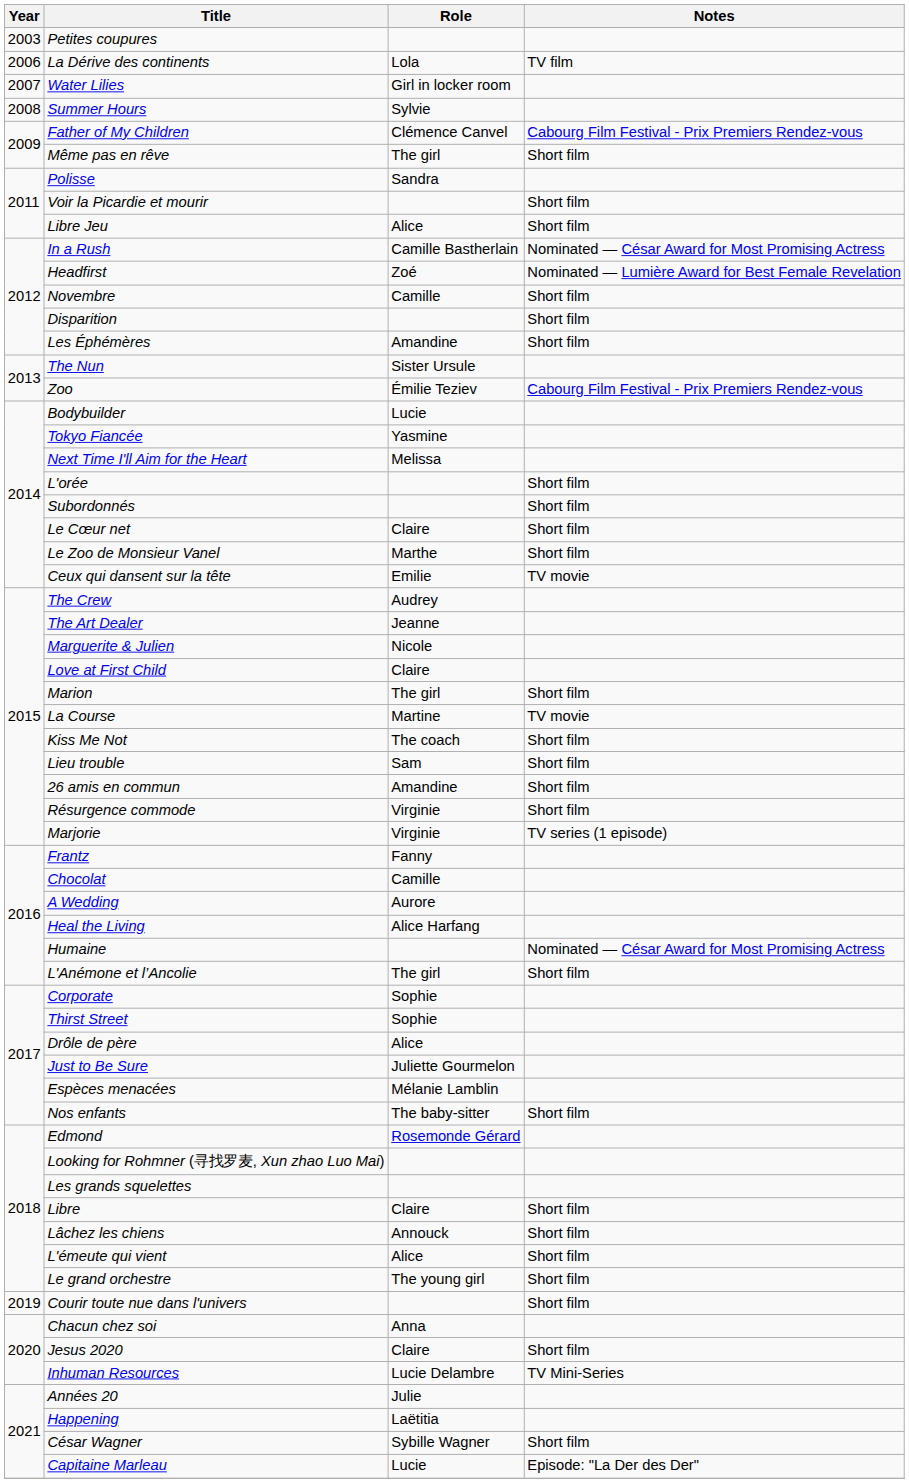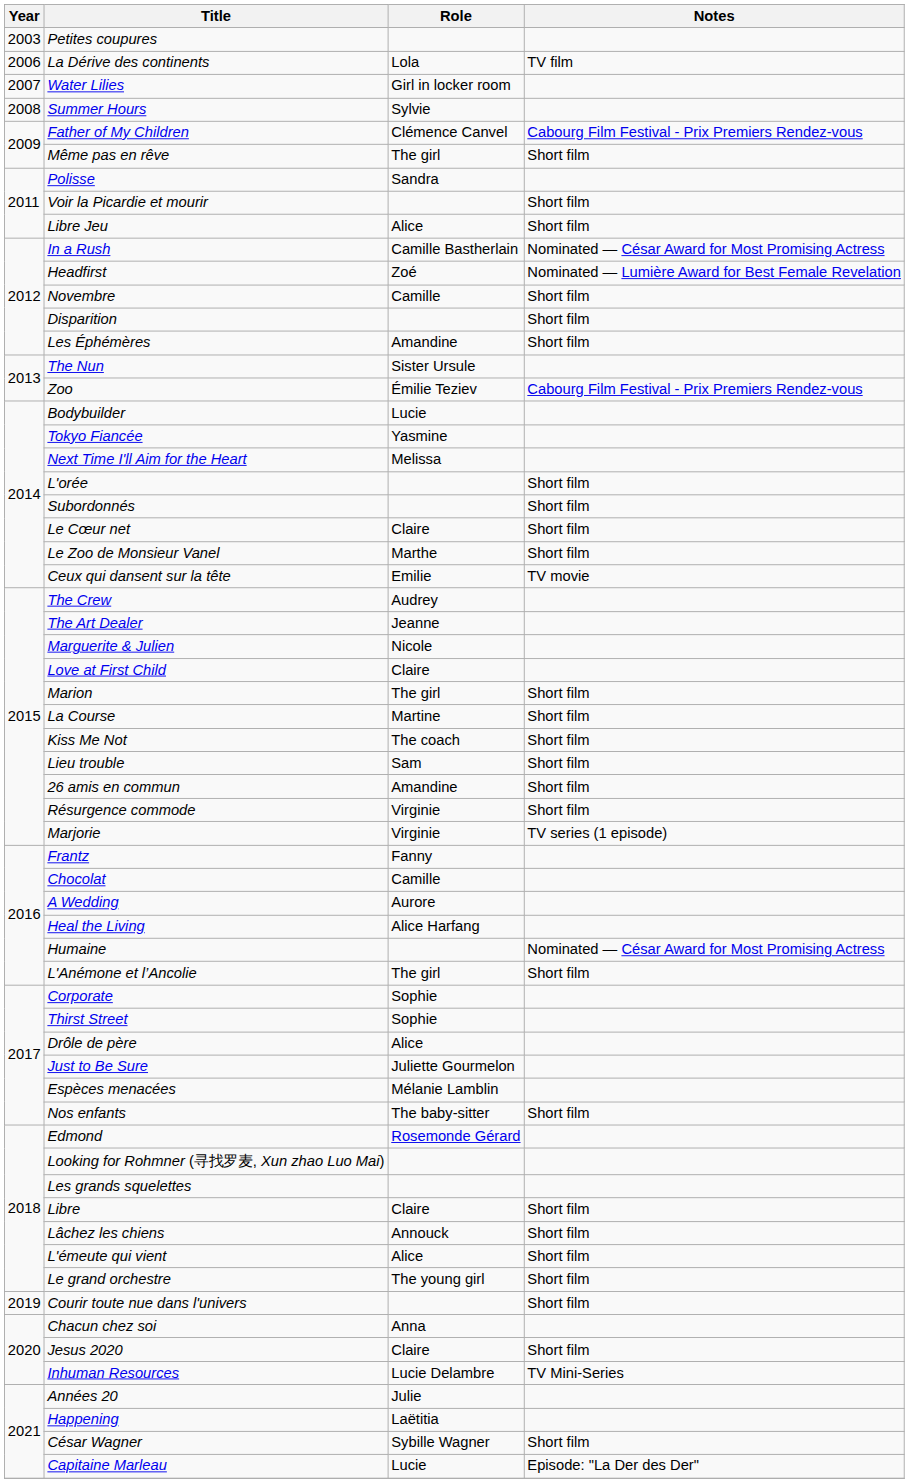(558, 716) TV movie -> (558, 716) Short film
